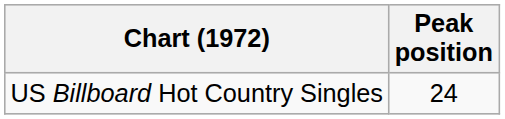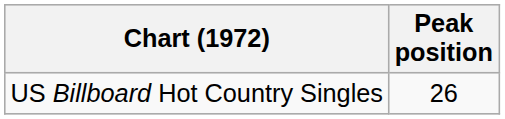(444, 93) 24 -> (444, 93) 26
